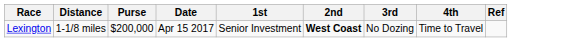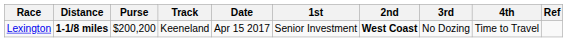+ column: (185, 12)
(81, 28) normal -> (82, 28) bold
(132, 28) $200,000 -> (134, 28) $200,200
